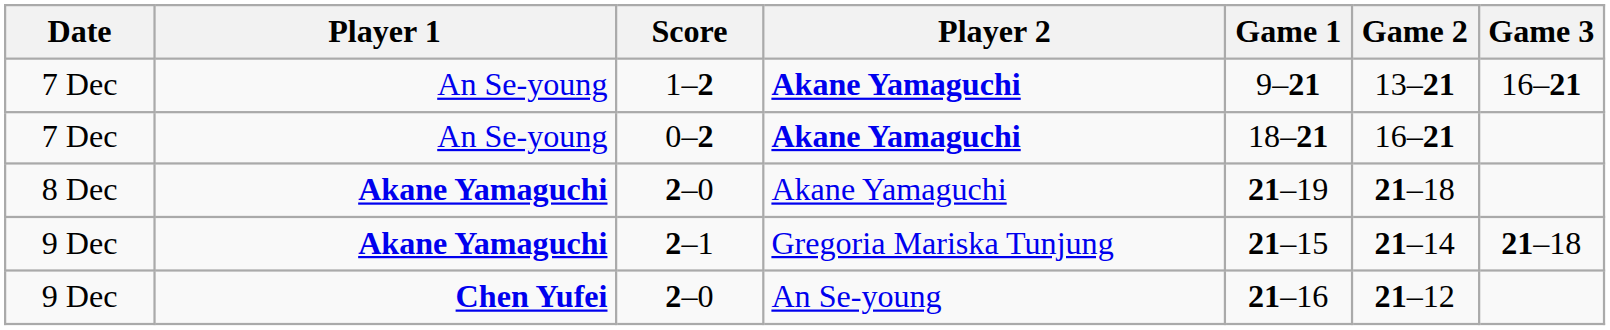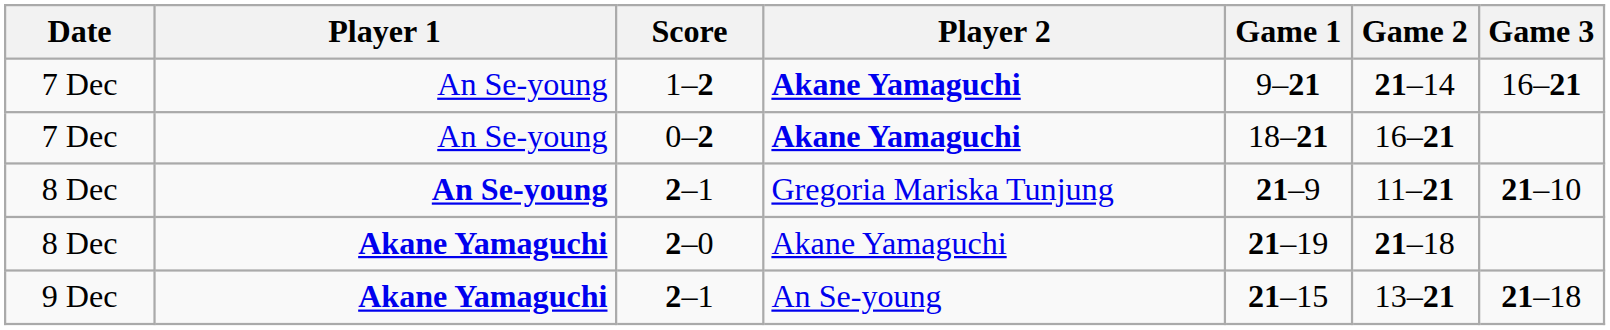(1415, 84) 13–21 -> (1415, 84) 21–14
+ row: (80, 190)
(943, 243) Gregoria Mariska Tunjung -> (857, 296) An Se-young
(1415, 243) 21–14 -> (1415, 296) 13–21
- row: (80, 296)
